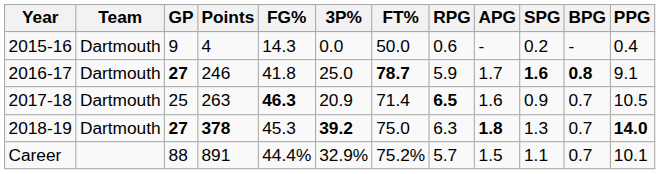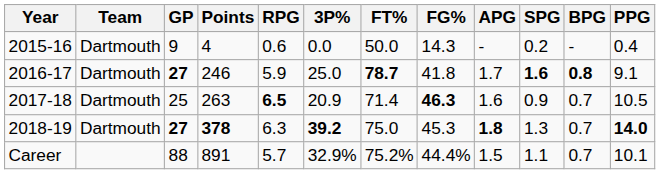columns swapped: (287, 18) <-> (452, 18)
